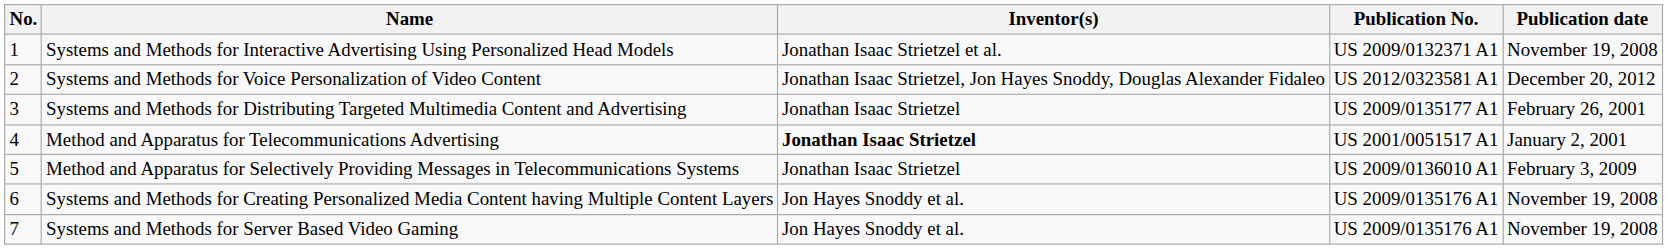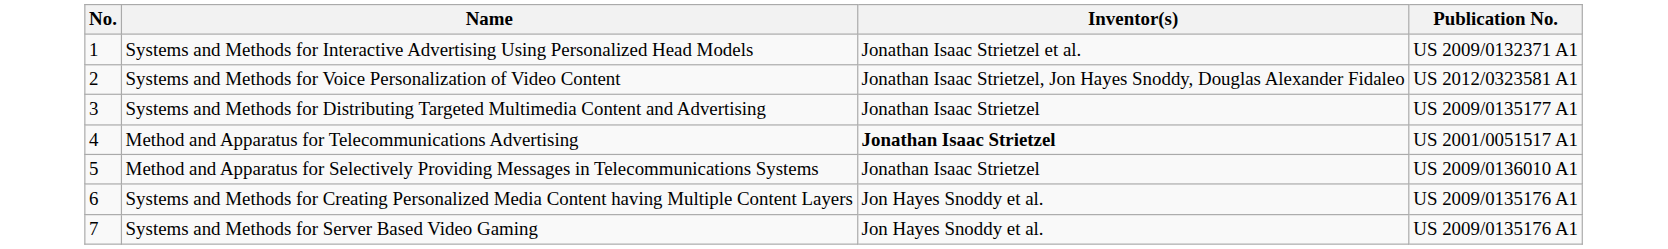- column: (1582, 19)
